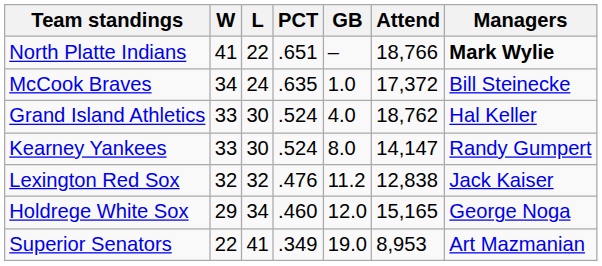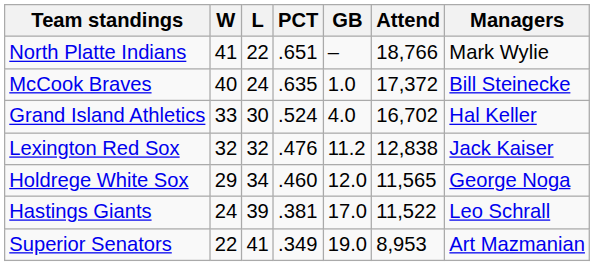(502, 52) bold -> (499, 52) normal
(226, 84) 34 -> (226, 84) 40
(407, 116) 18,762 -> (407, 116) 16,702
- row: (88, 148)
(407, 212) 15,165 -> (406, 180) 11,565
+ row: (80, 212)
